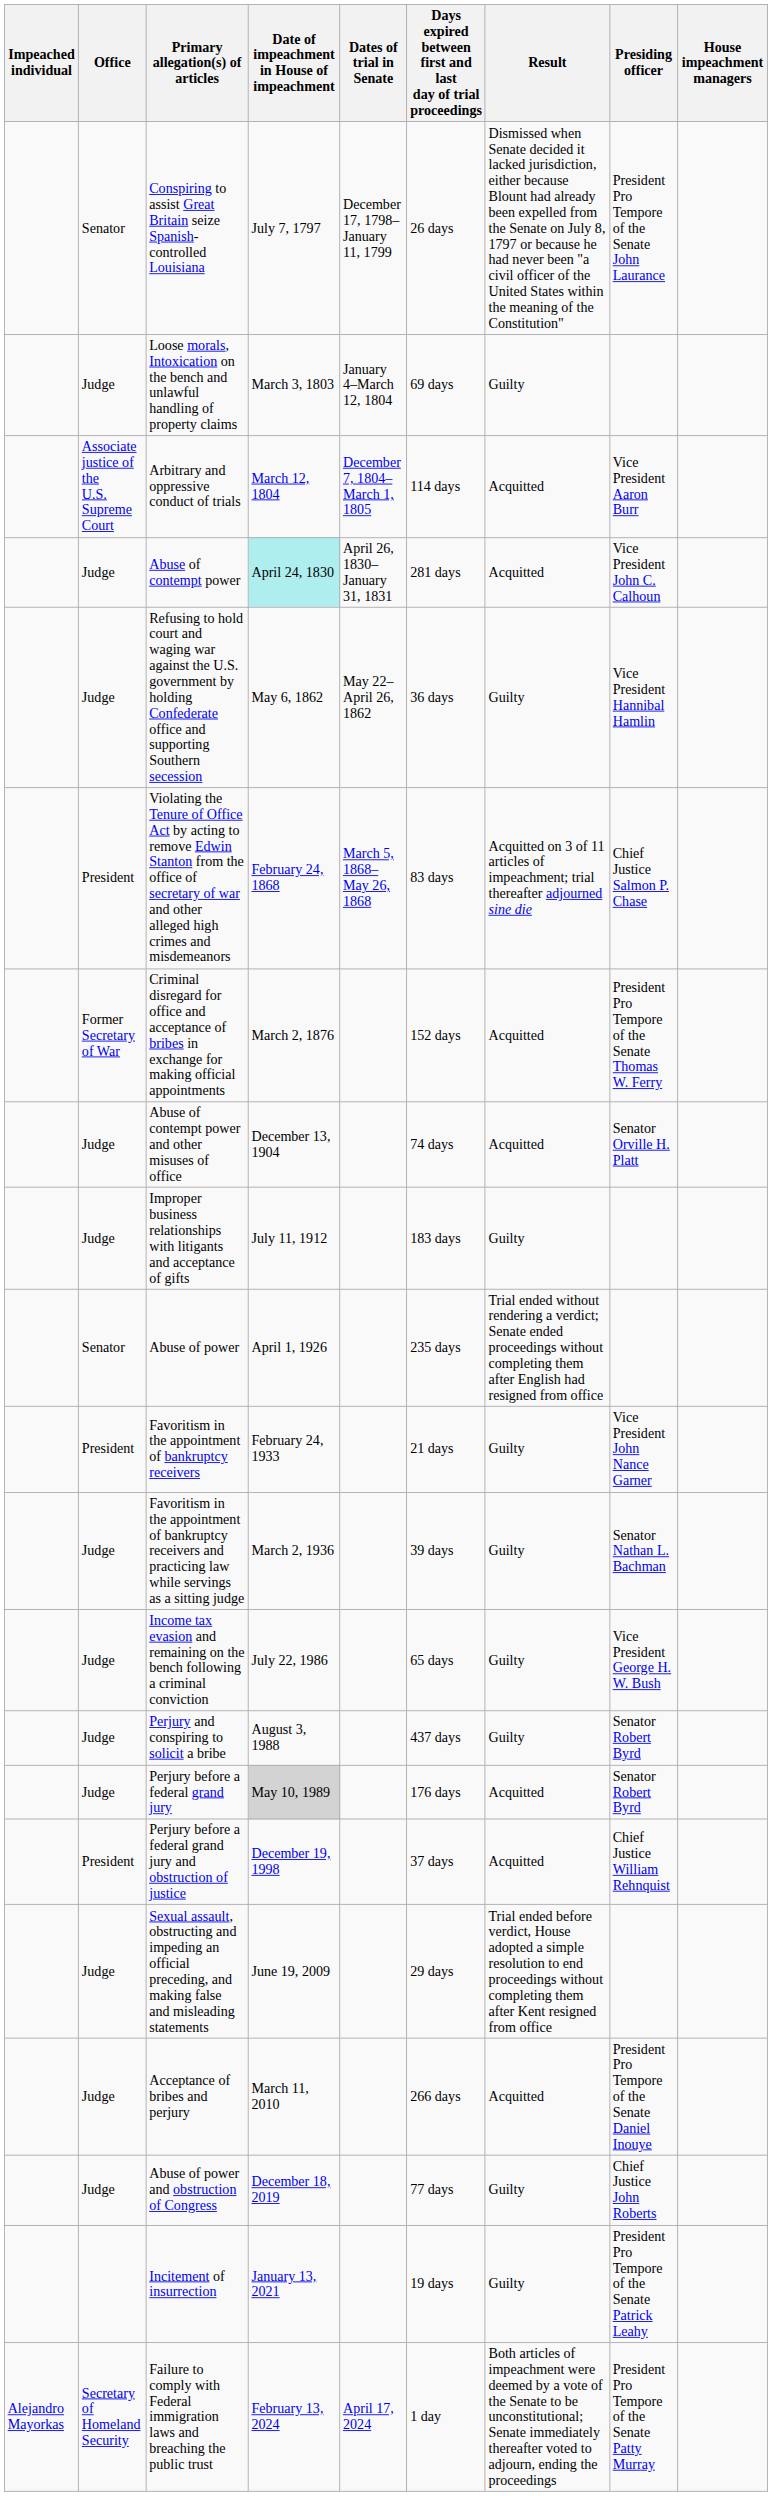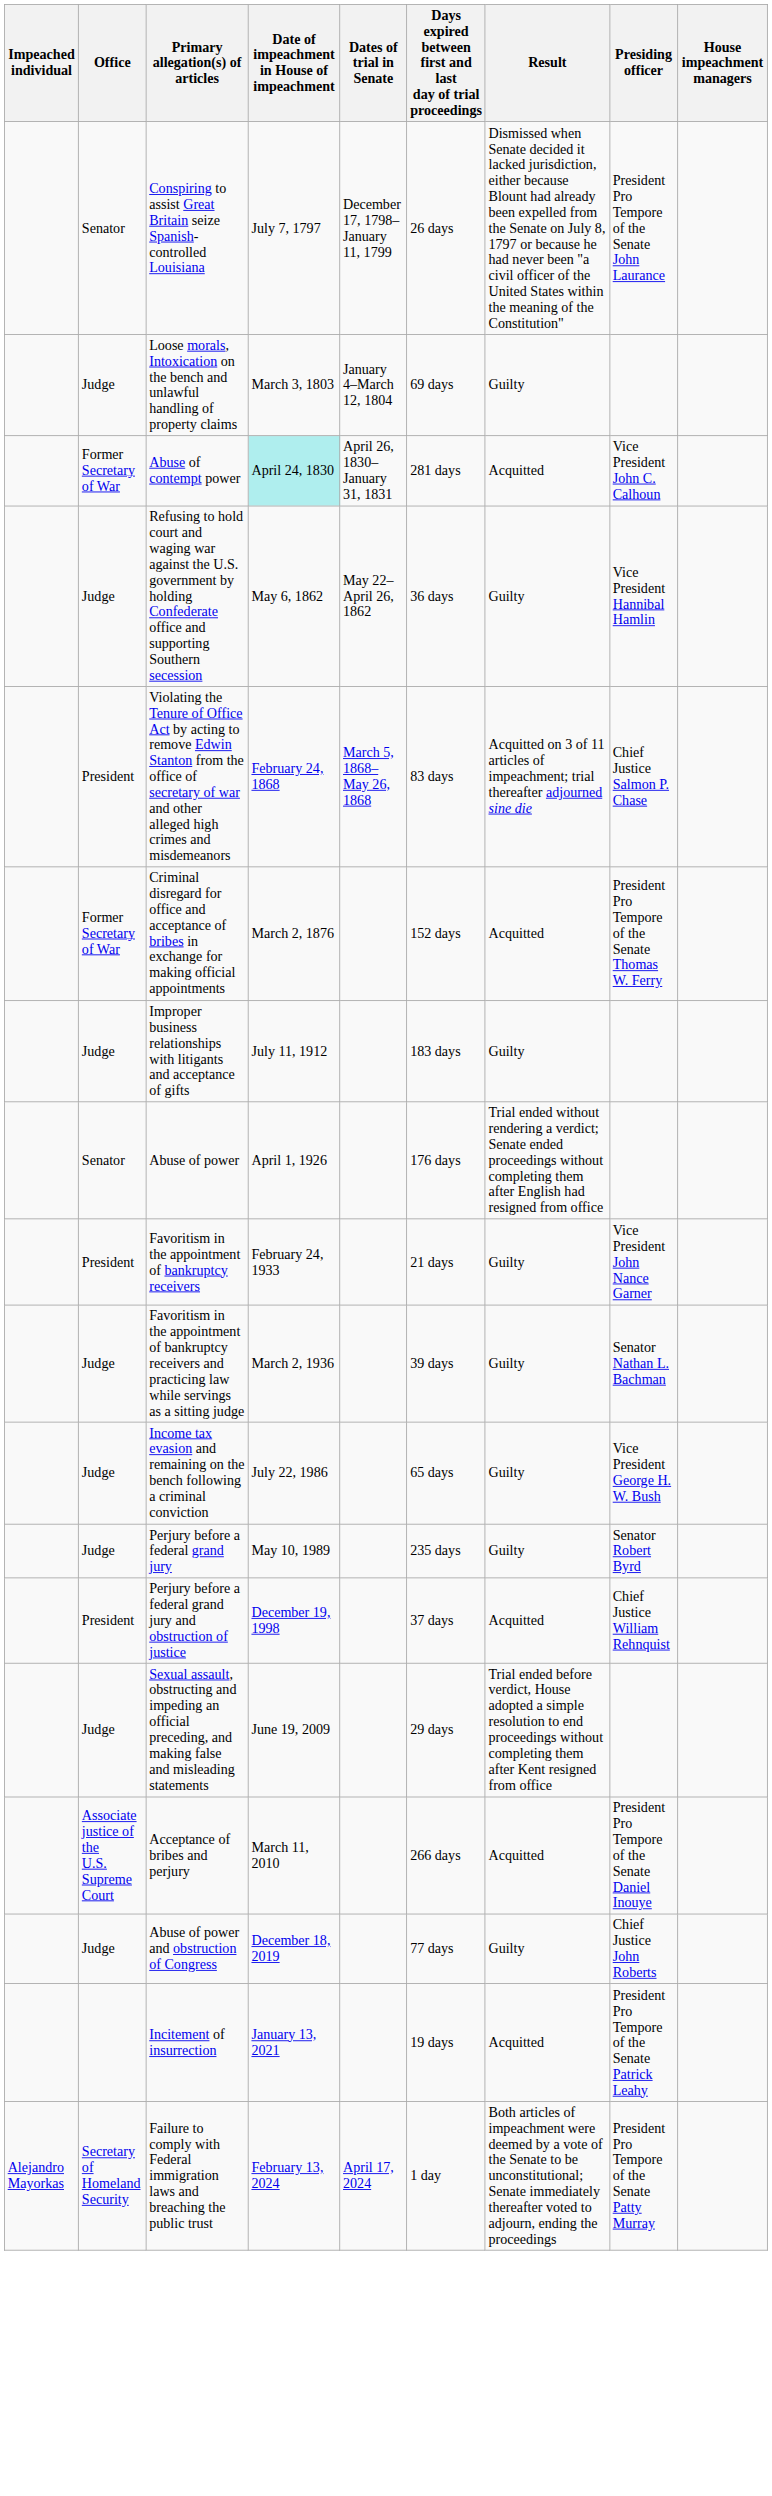- row: (195, 486)
(98, 572) Judge -> (108, 470) Former Secretary of War
- row: (195, 1144)
(435, 1347) 235 days -> (435, 1160) 176 days
- row: (188, 1738)
(291, 1792) lightgrey background -> (291, 1550) no background
(435, 1792) 176 days -> (435, 1550) 235 days
(516, 1792) Acquitted -> (506, 1550) Guilty
(98, 2096) Judge -> (109, 1855) Associate justice of the U.S. Supreme Court
(506, 2283) Guilty -> (516, 2042) Acquitted
